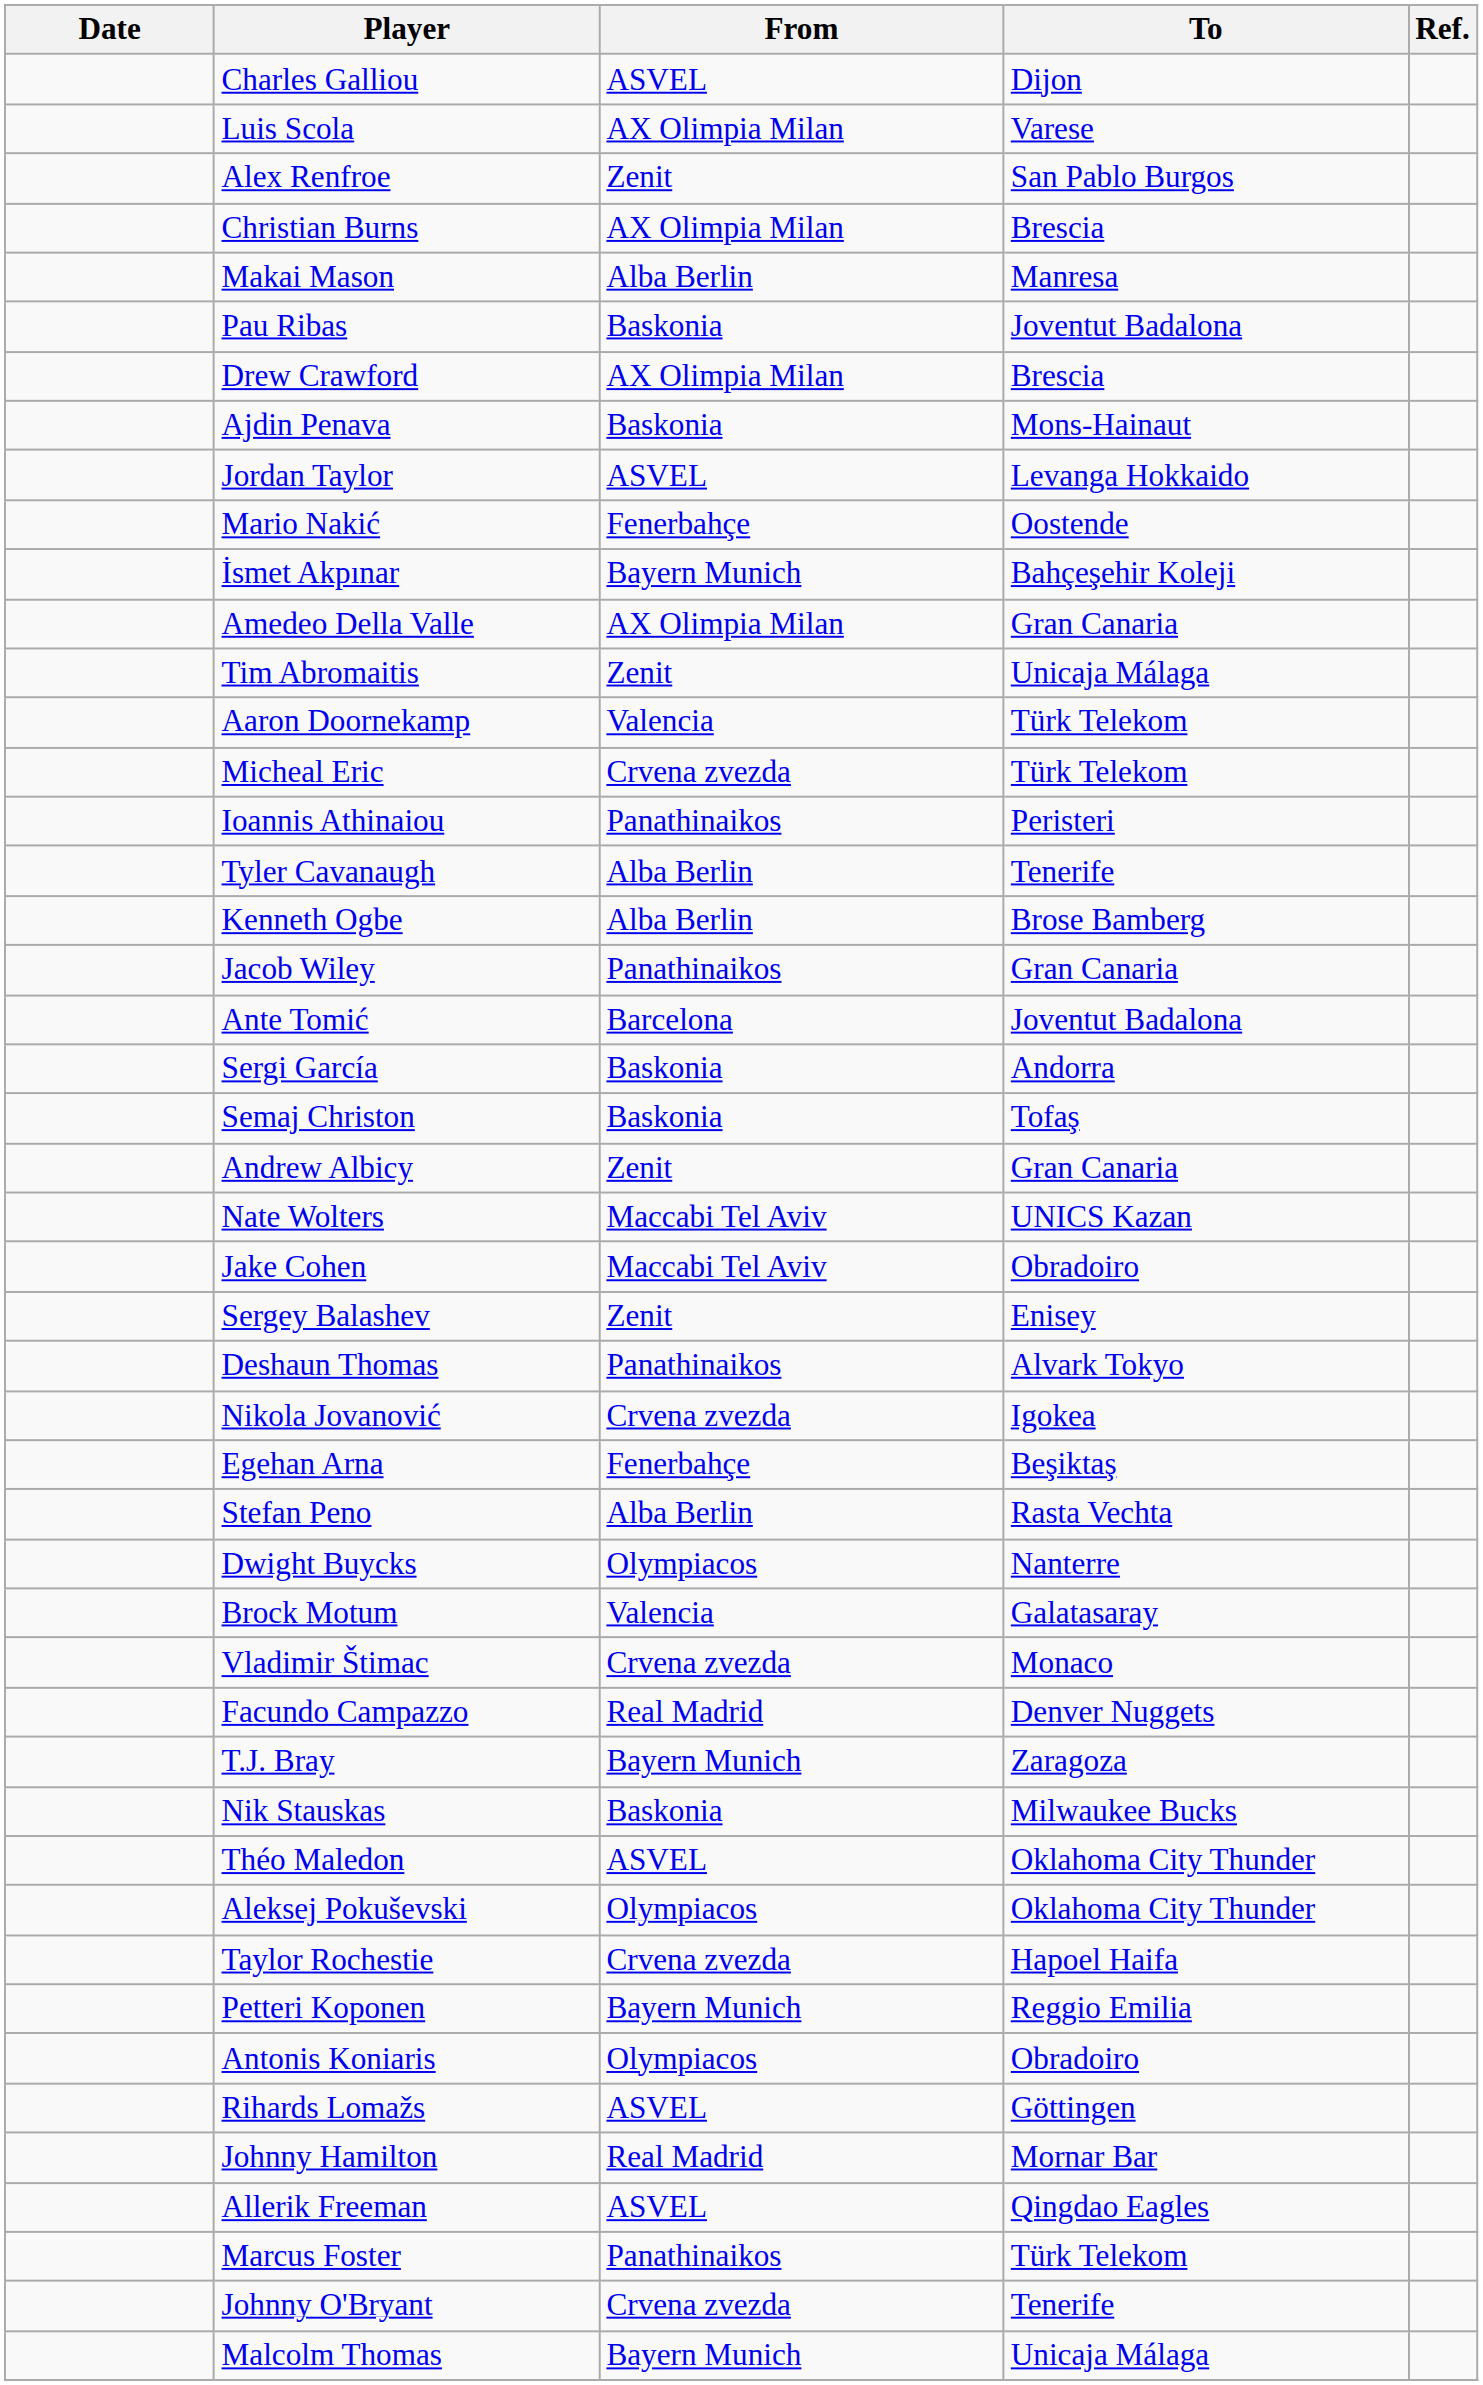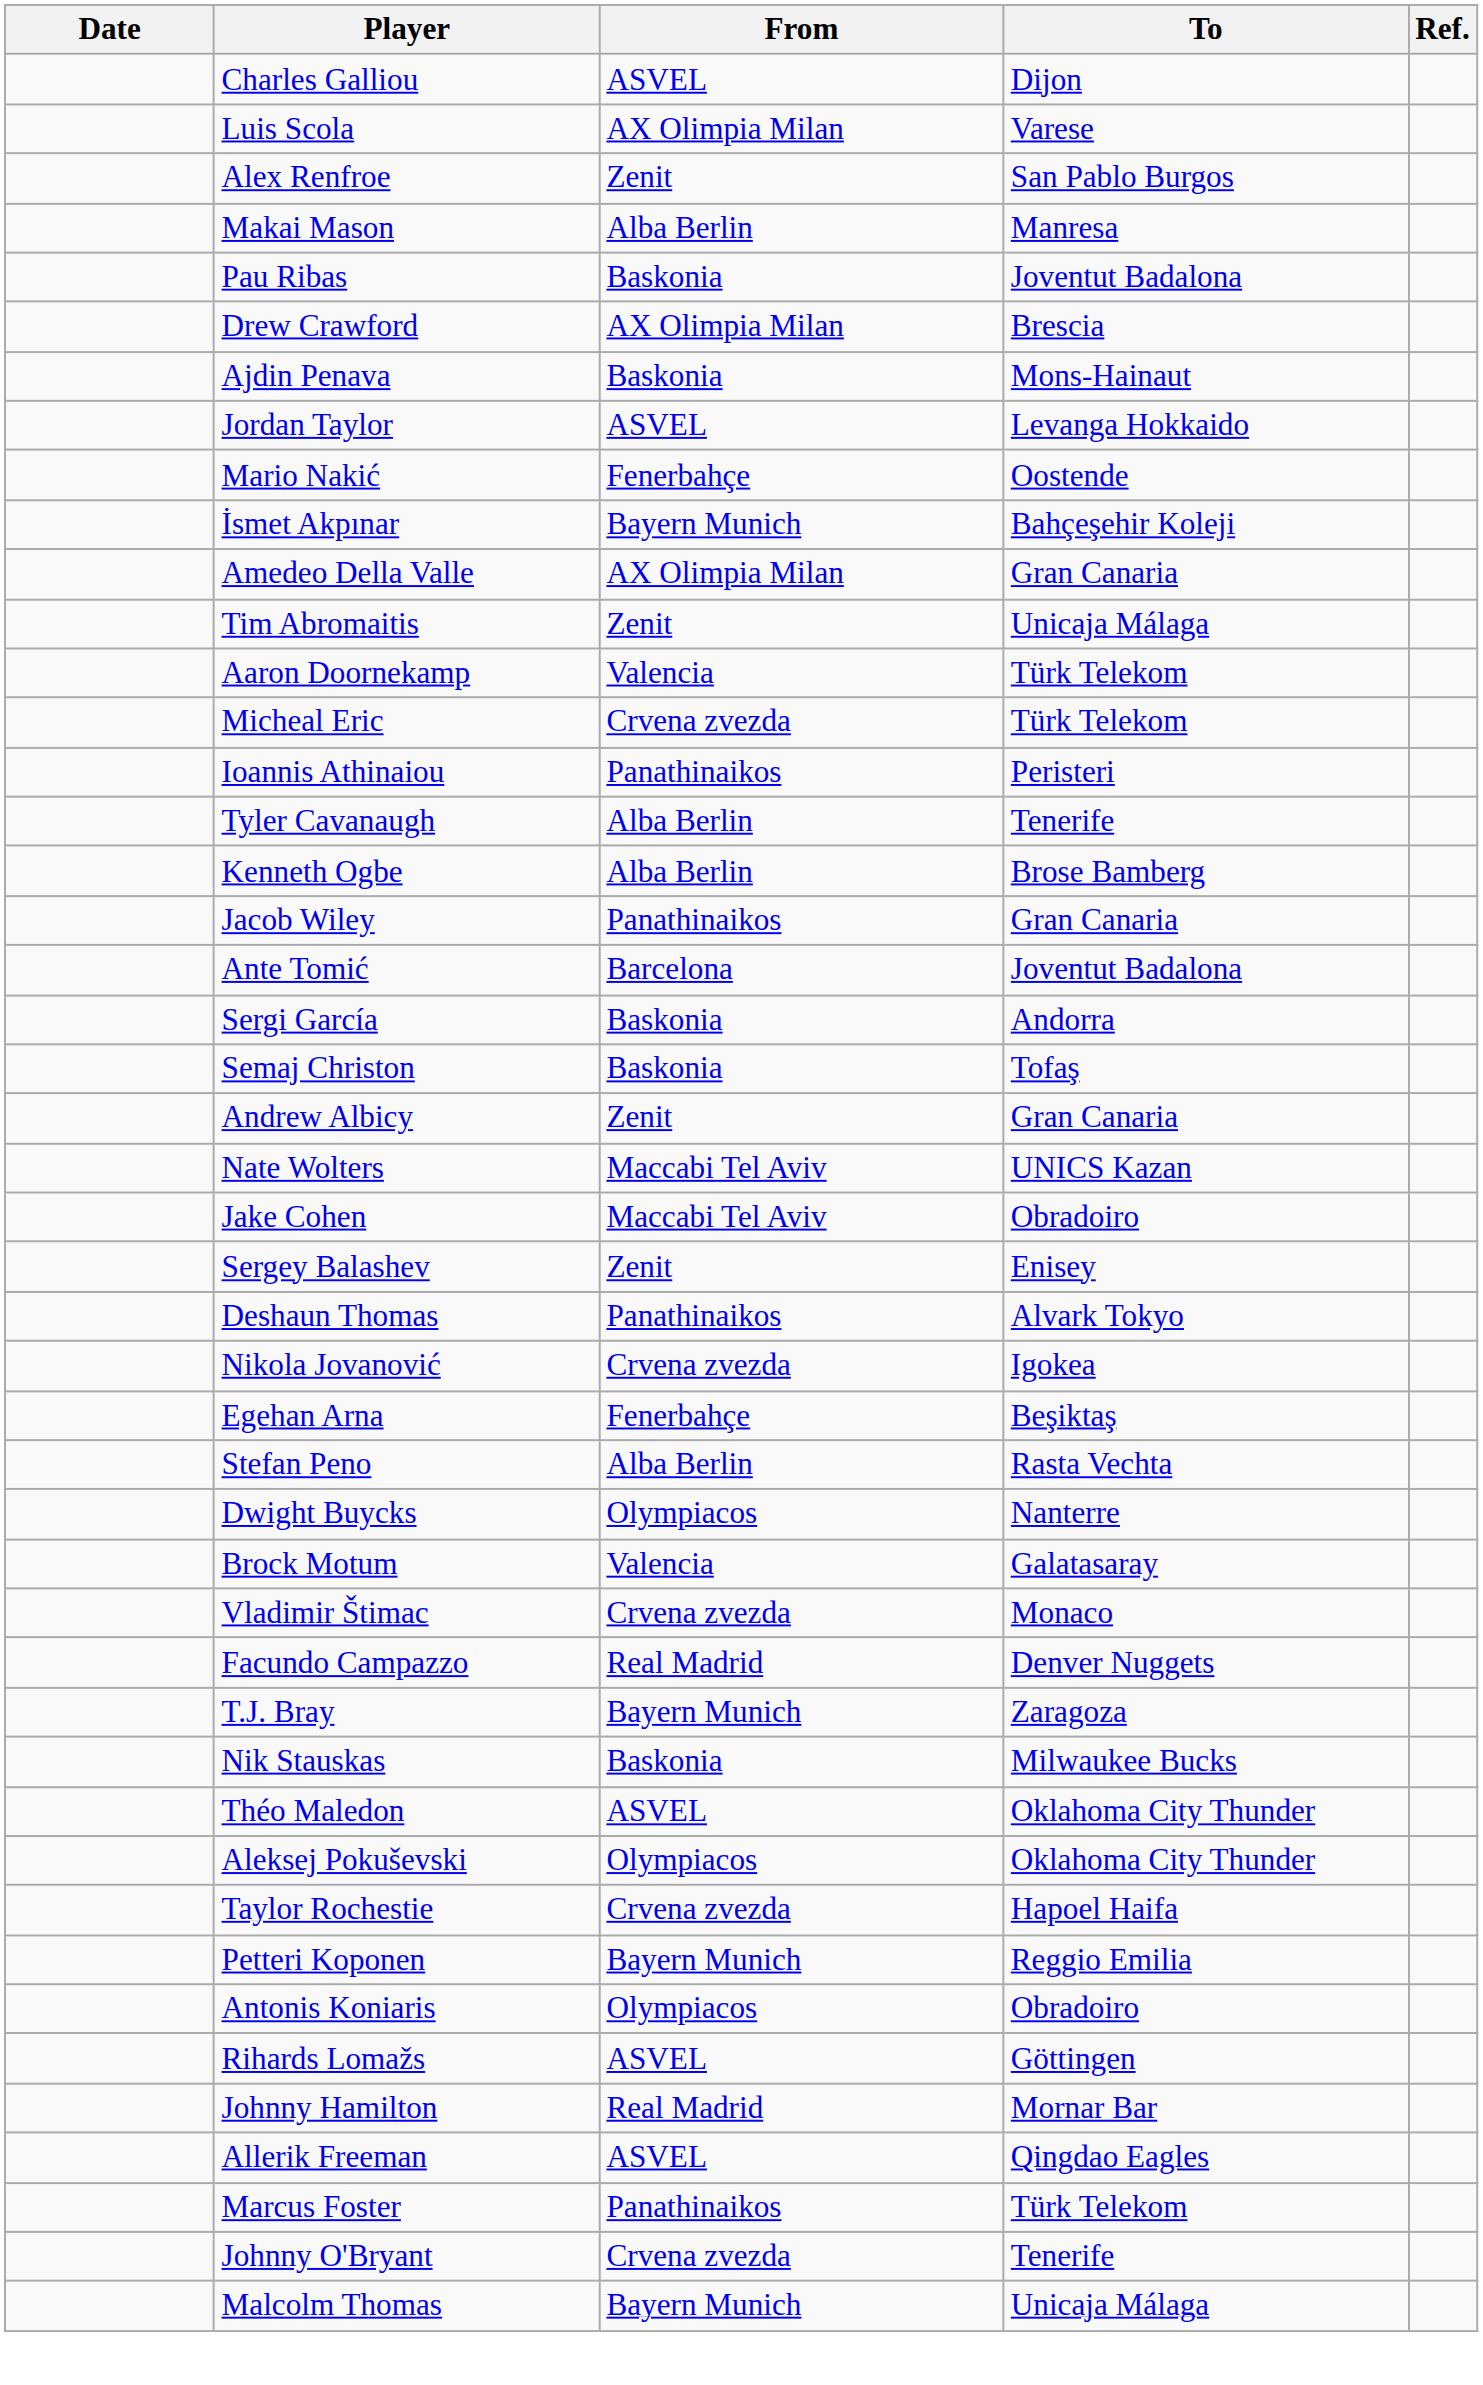- row: (320, 227)
